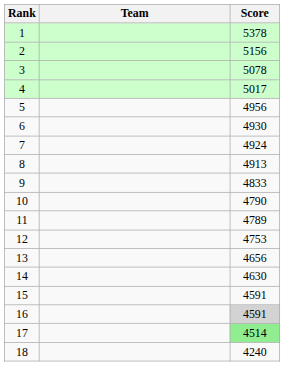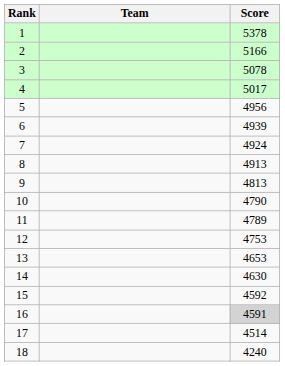(255, 51) 5156 -> (255, 51) 5166
(255, 126) 4930 -> (255, 126) 4939
(255, 182) 4833 -> (255, 182) 4813
(255, 257) 4656 -> (255, 257) 4653
(255, 295) 4591 -> (255, 295) 4592
(255, 333) lightgreen background -> (255, 333) no background
